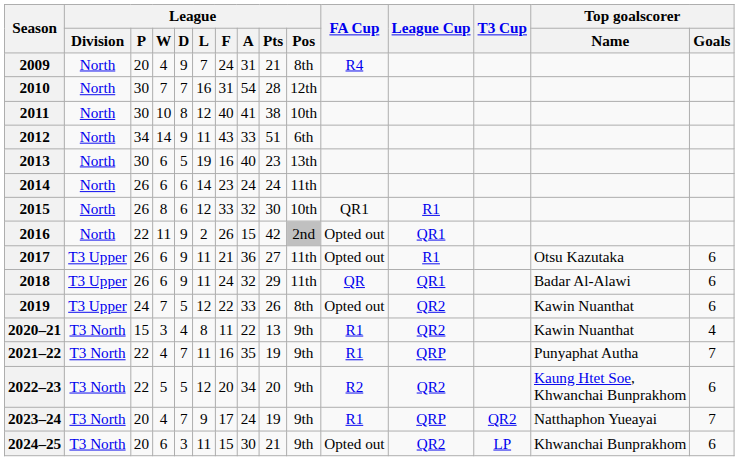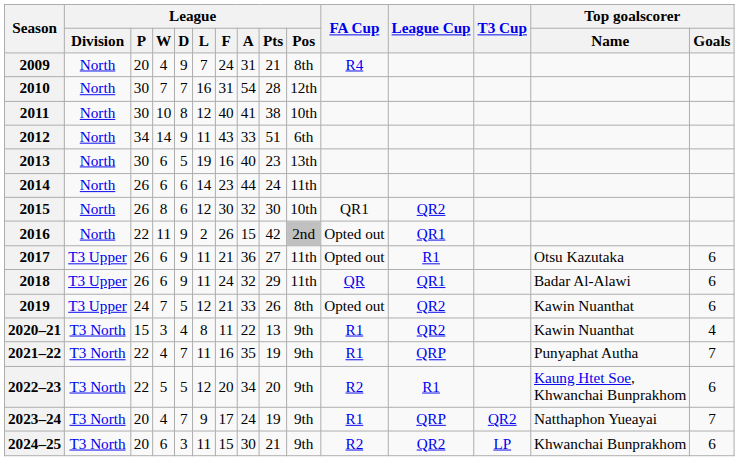(248, 185) 24 -> (248, 185) 44
(226, 209) 33 -> (226, 209) 30
(431, 209) R1 -> (431, 209) QR2
(226, 305) 22 -> (226, 305) 21
(431, 386) QR2 -> (431, 386) R1
(354, 443) Opted out -> (354, 443) R2
